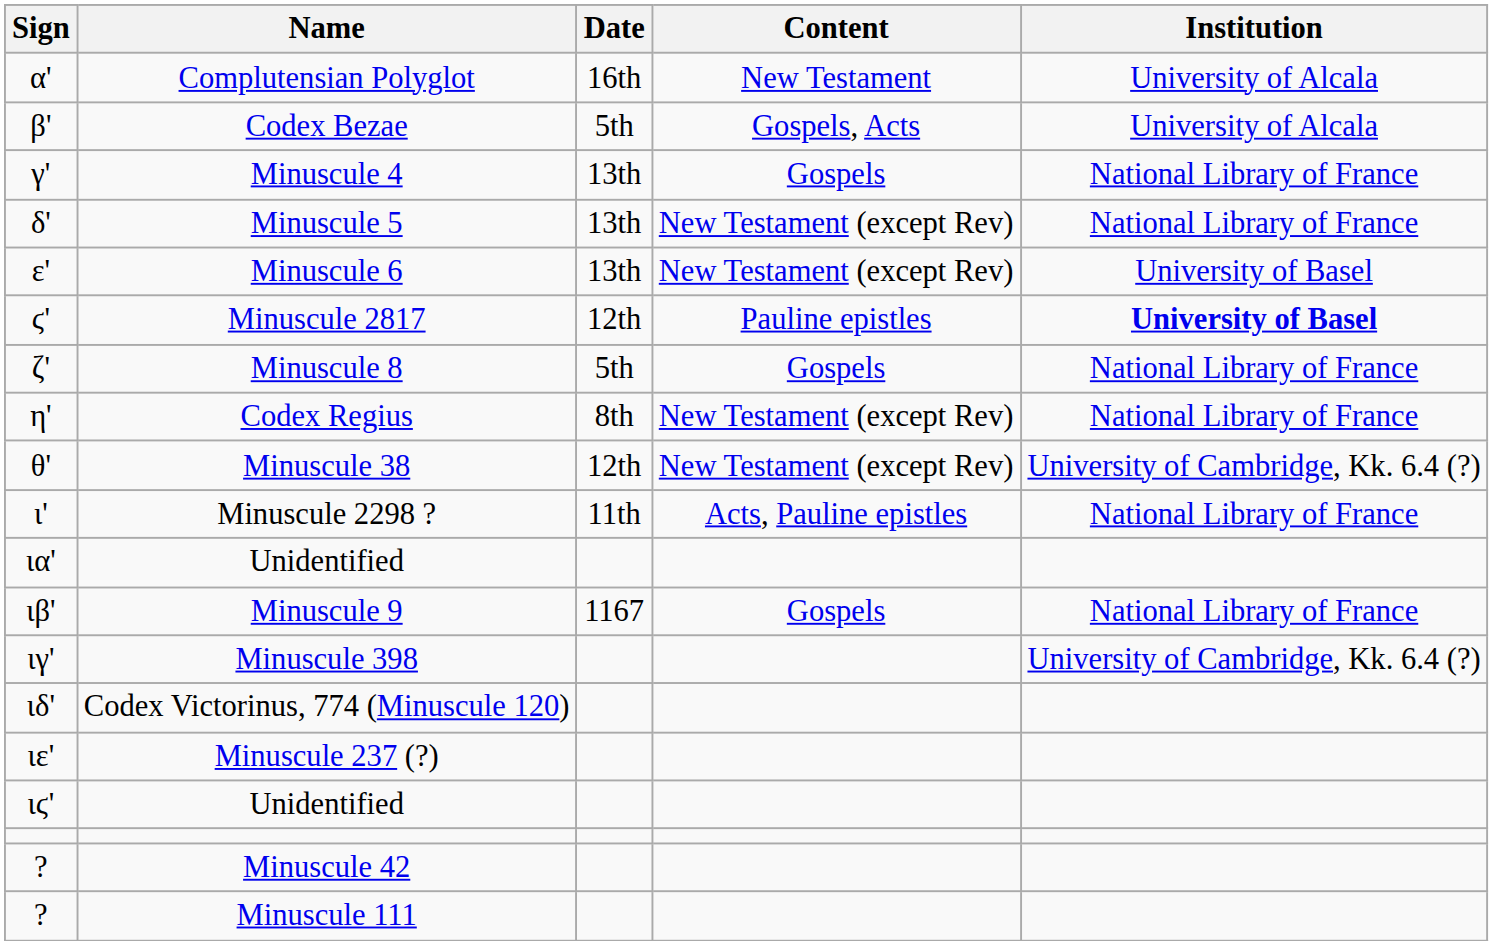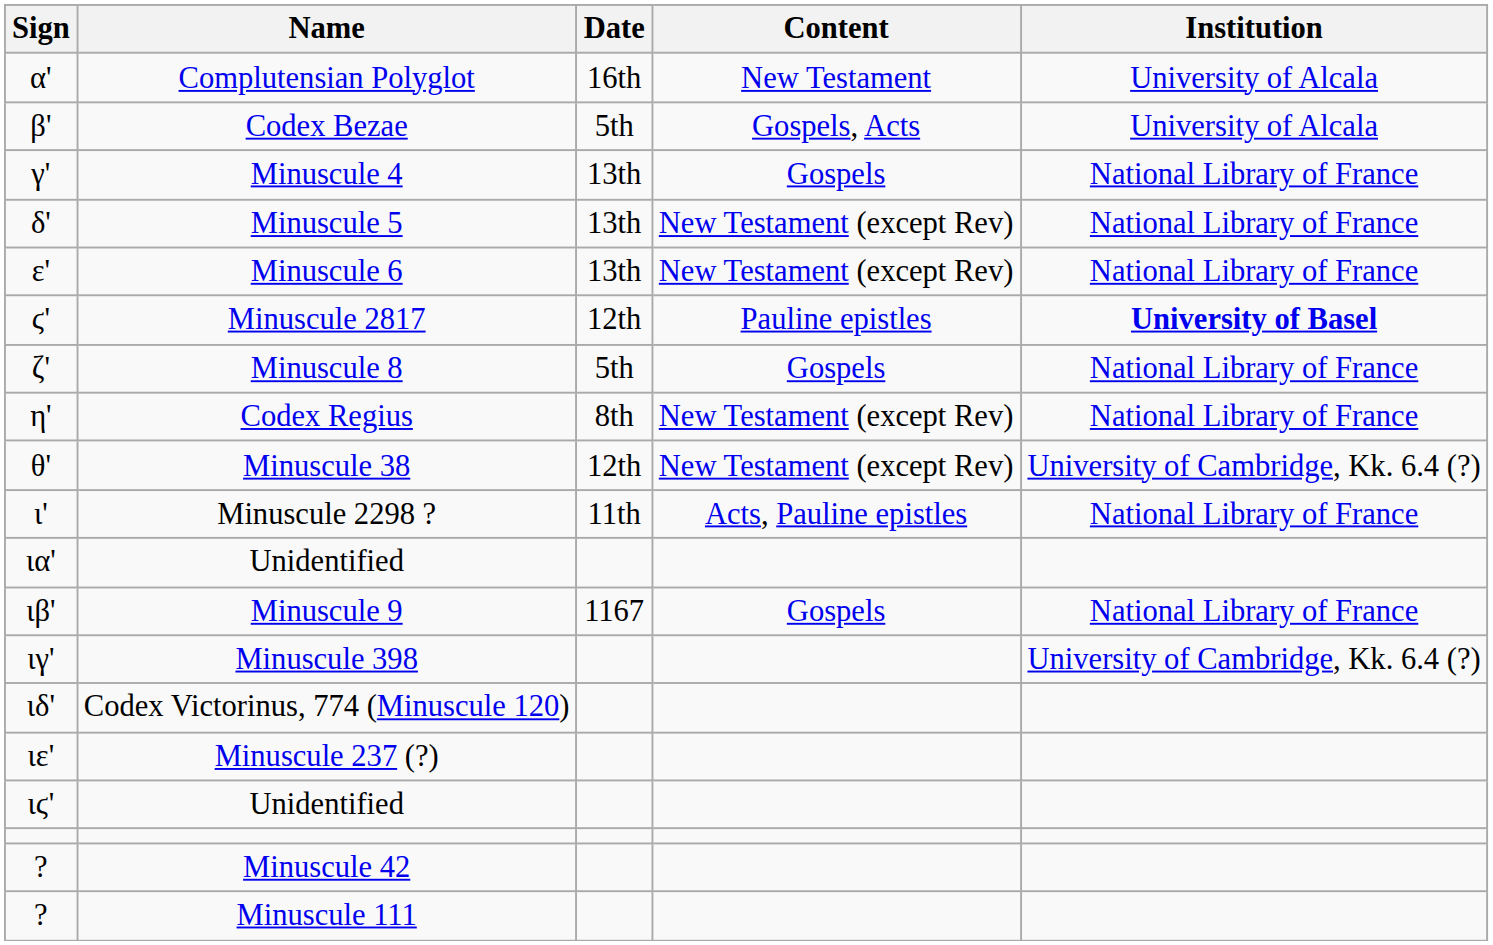(1254, 271) University of Basel -> (1254, 271) National Library of France
